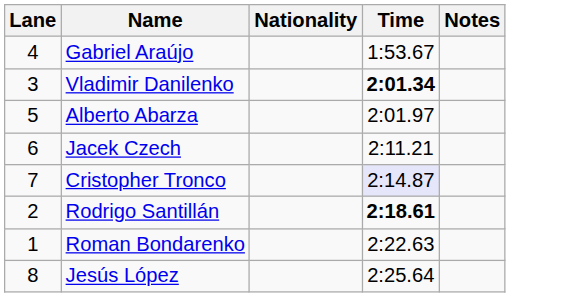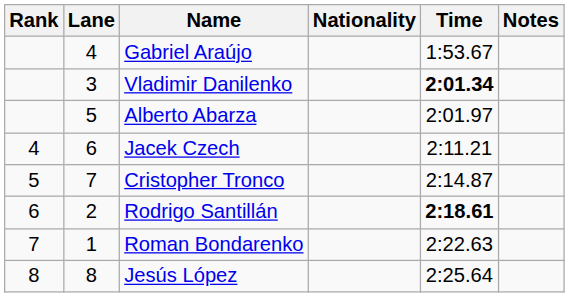+ column: (34, 20)
(401, 180) lavender background -> (459, 180) no background
